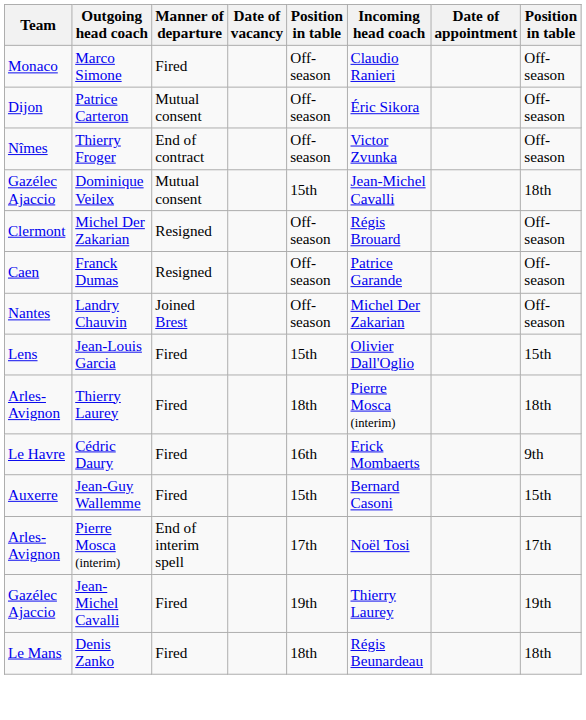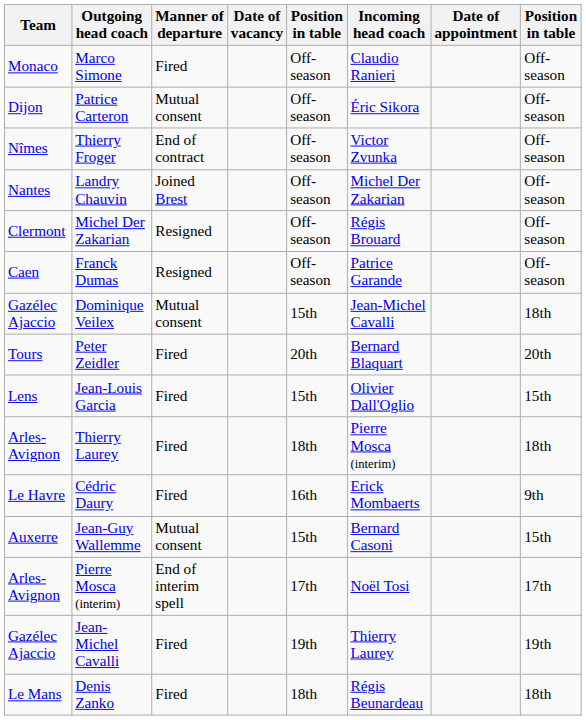rows swapped: (101, 313) <-> (109, 189)
+ row: (97, 354)
(171, 495) Fired -> (178, 536) Mutual consent
